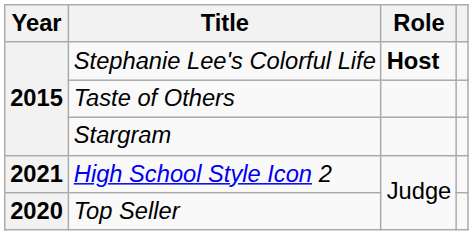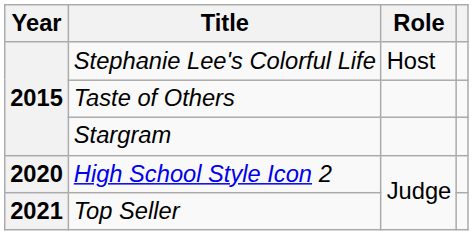(413, 60) bold -> (411, 60) normal
(37, 173) 2021 -> (37, 173) 2020
(37, 211) 2020 -> (37, 211) 2021
